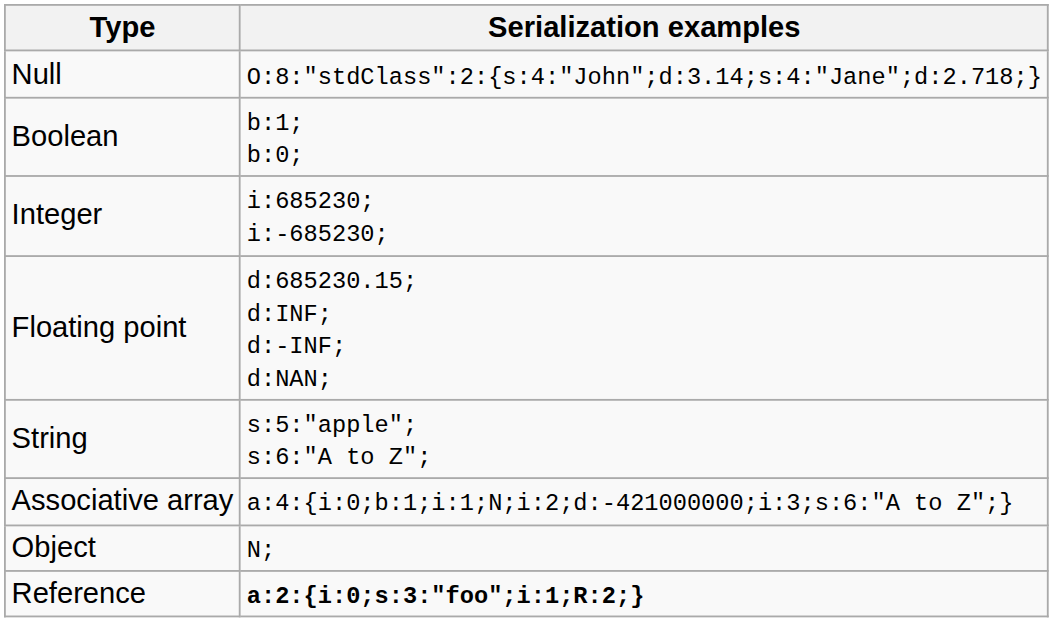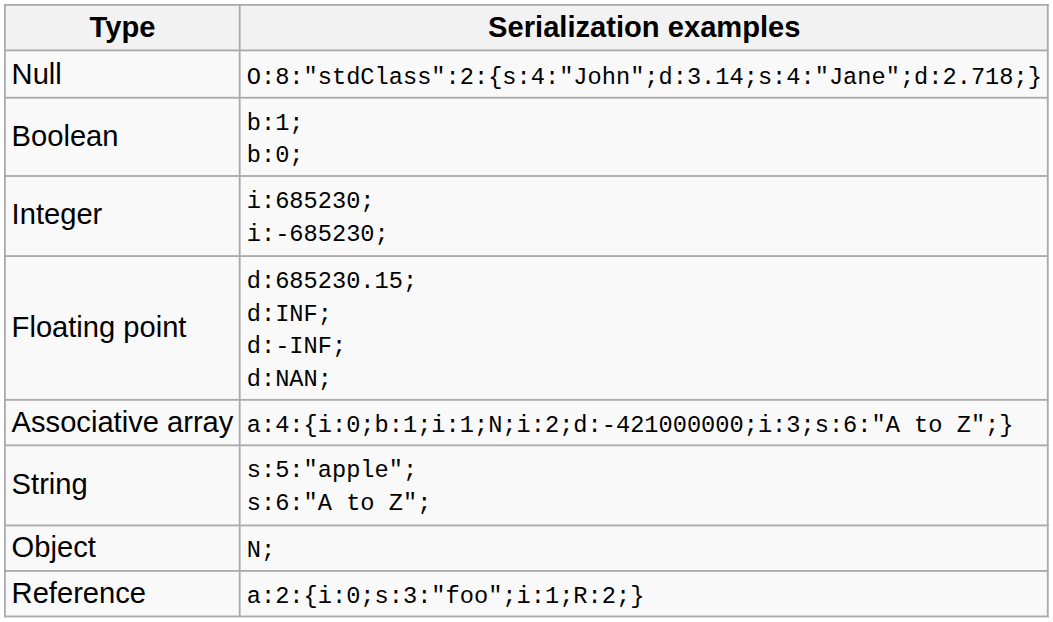rows swapped: (50, 438) <-> (122, 501)
(446, 594) bold -> (446, 597) normal
